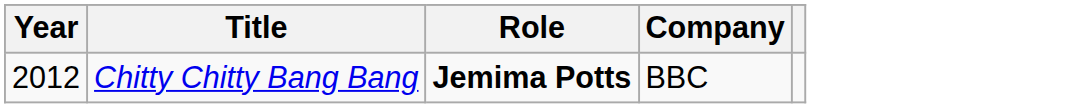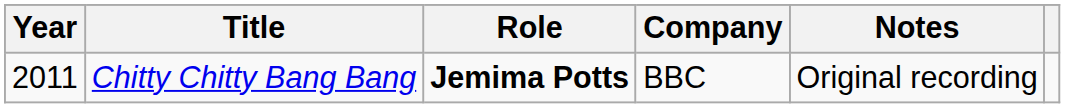+ column: (917, 28)
(46, 77) 2012 -> (45, 77) 2011
